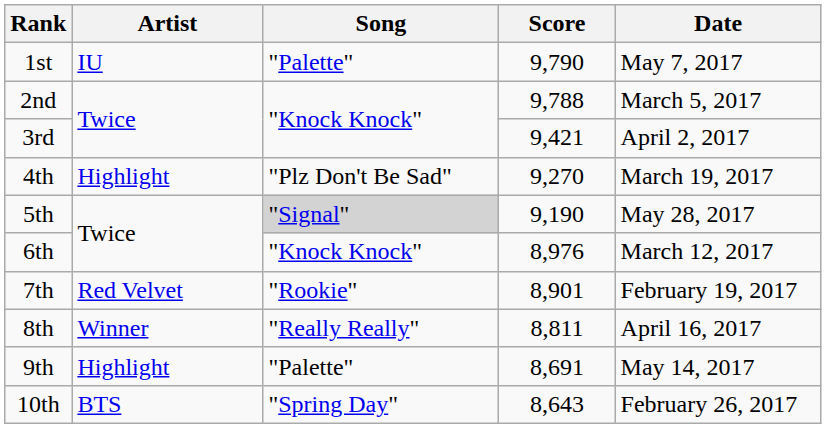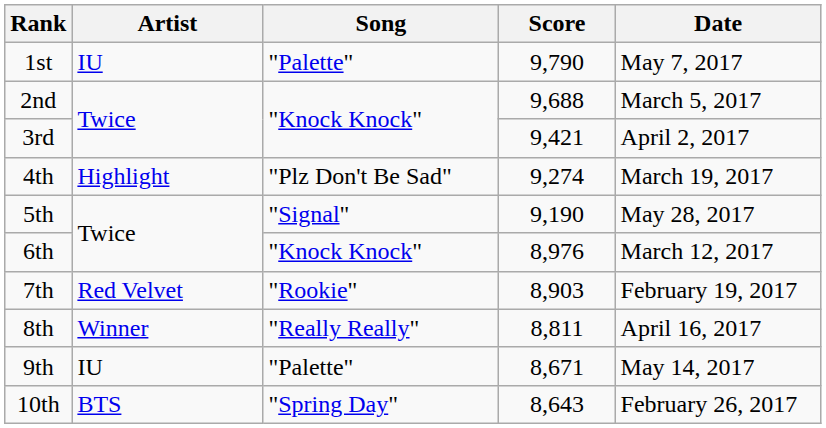(557, 99) 9,788 -> (557, 99) 9,688
(557, 175) 9,270 -> (557, 175) 9,274
(309, 213) lightgrey background -> (309, 213) no background
(557, 289) 8,901 -> (557, 289) 8,903
(123, 366) Highlight -> (90, 366) IU
(557, 366) 8,691 -> (557, 366) 8,671
